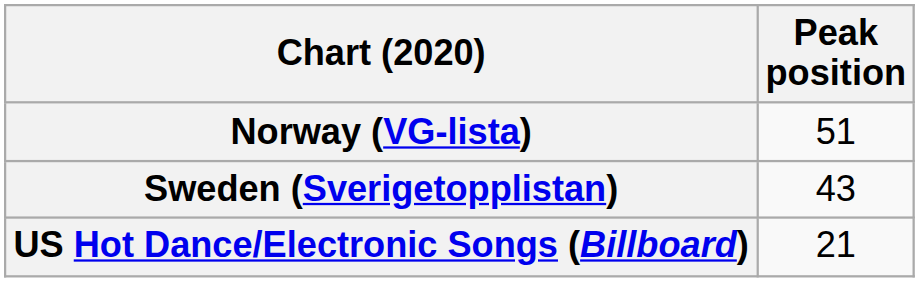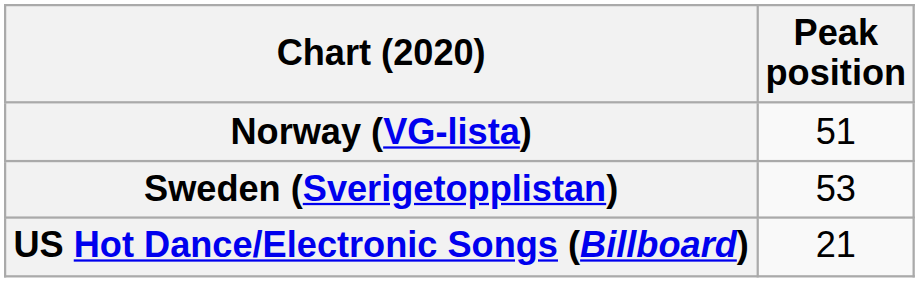(836, 188) 43 -> (836, 188) 53
